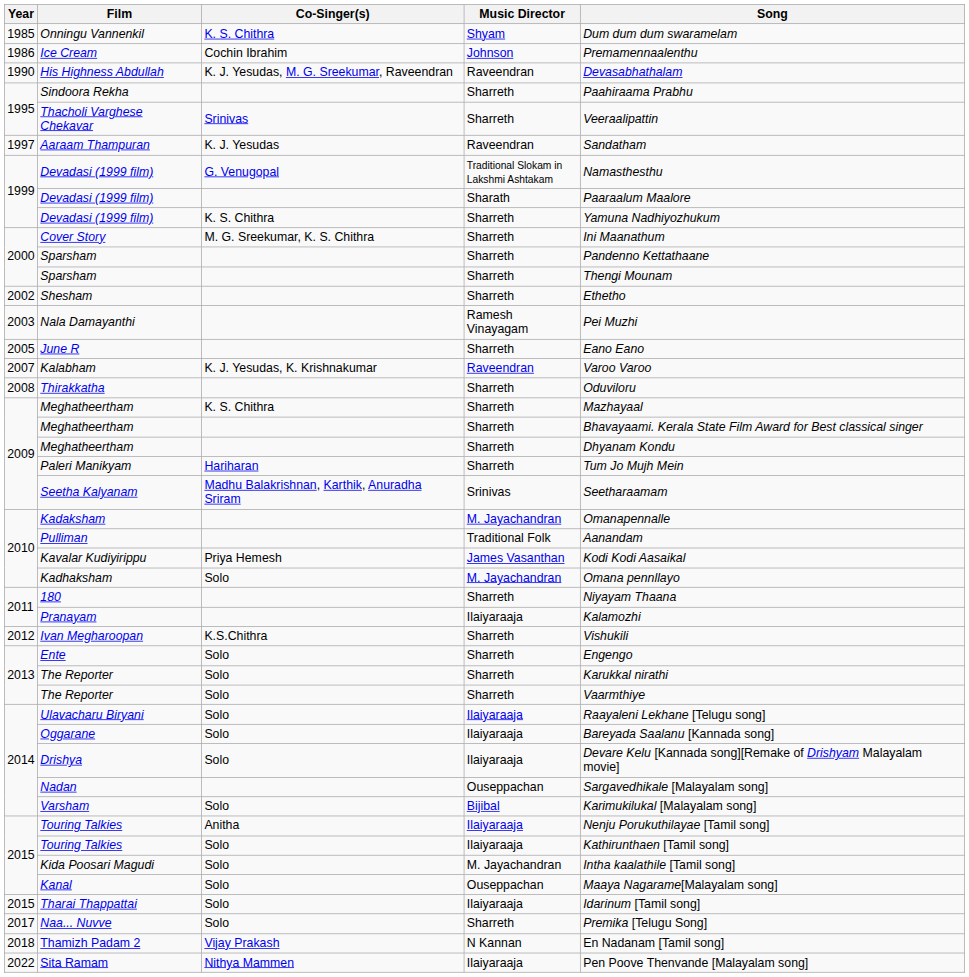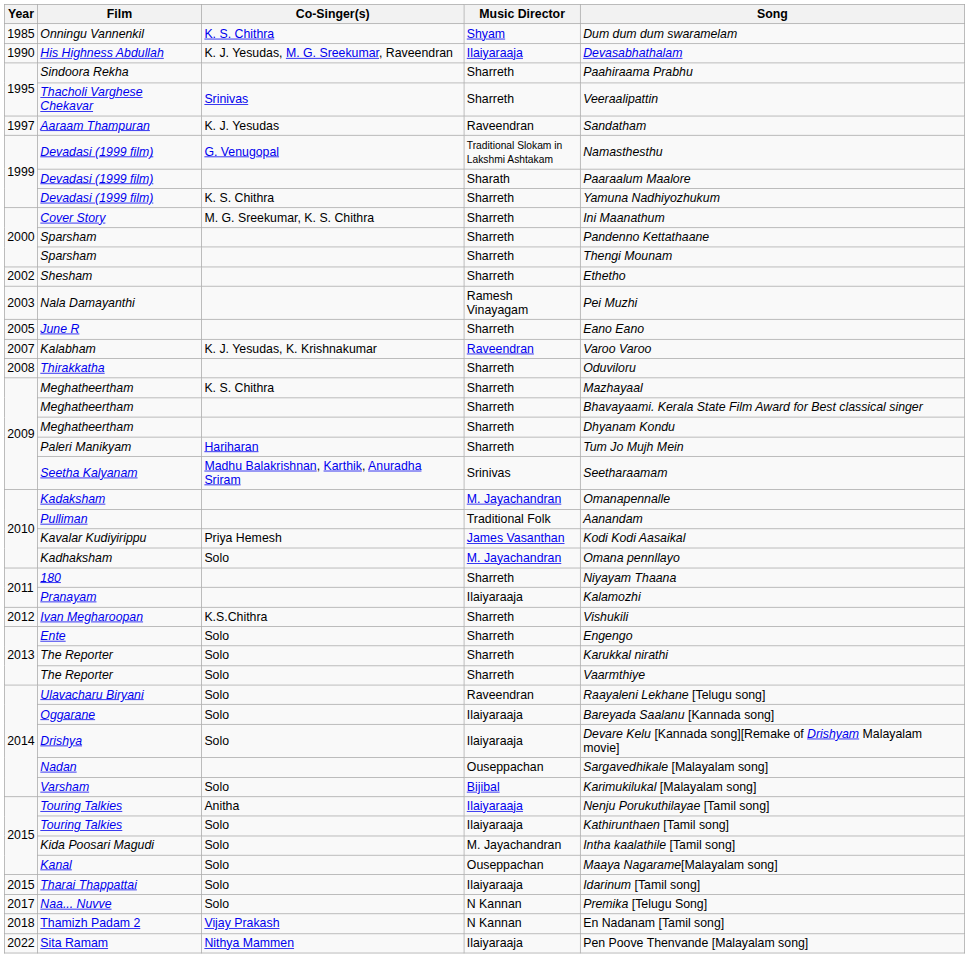- row: (69, 53)
(500, 72) Raveendran -> (495, 53) Ilaiyaraaja
(495, 714) Ilaiyaraaja -> (500, 694) Raveendran
(490, 923) Sharreth -> (494, 904) N Kannan
